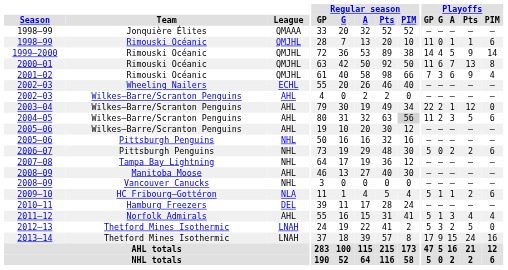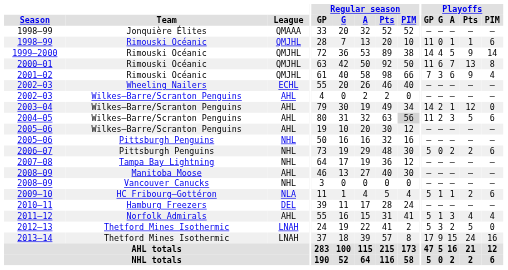(429, 107) 22 -> (429, 107) 14
